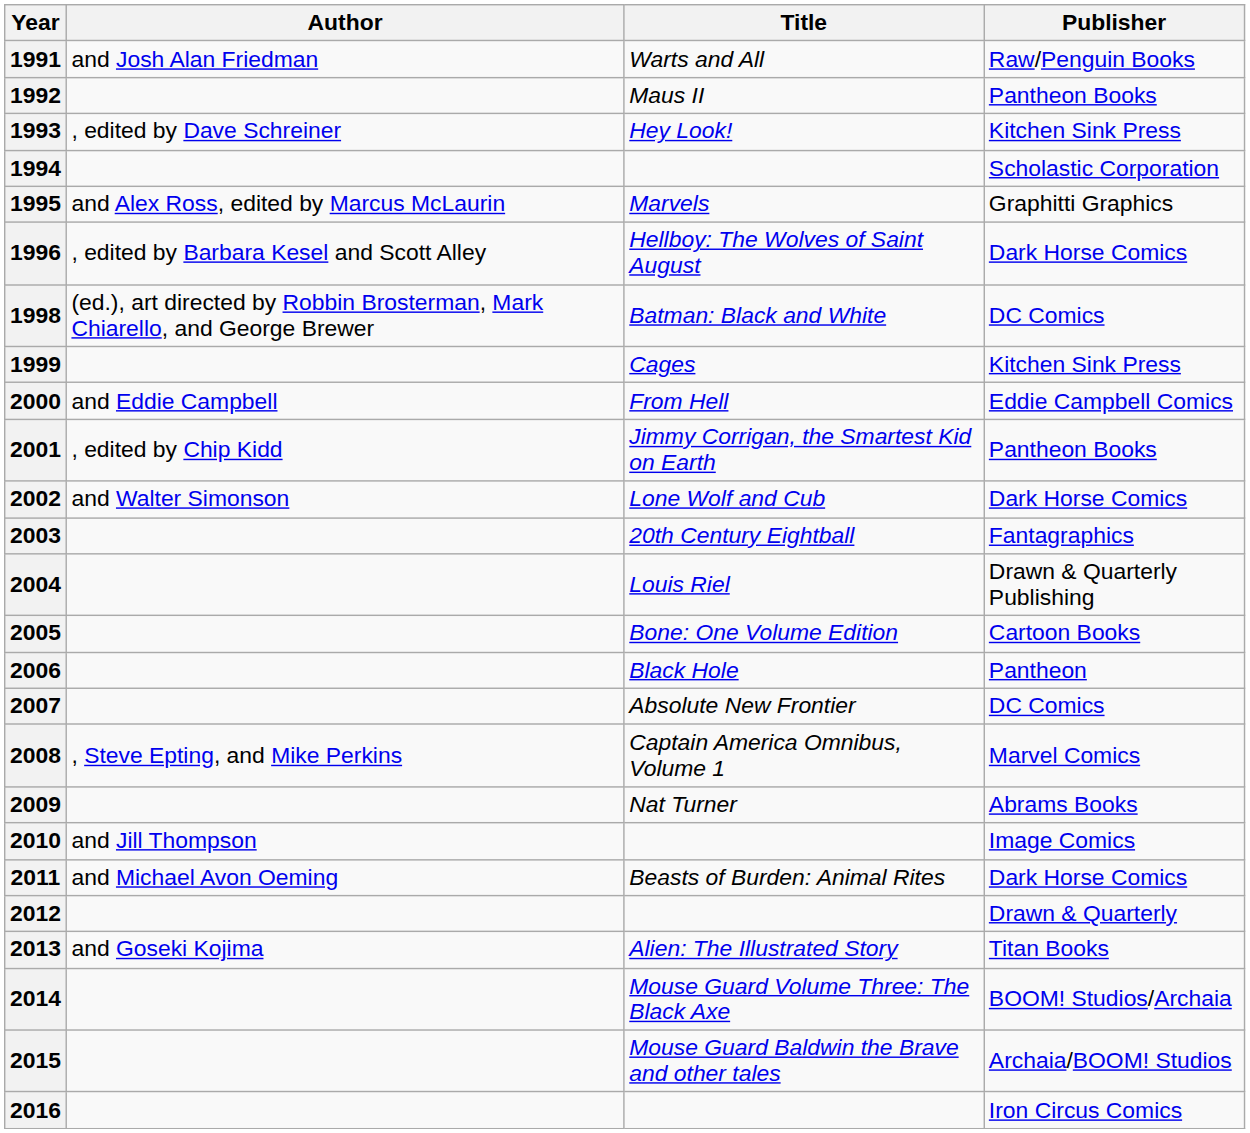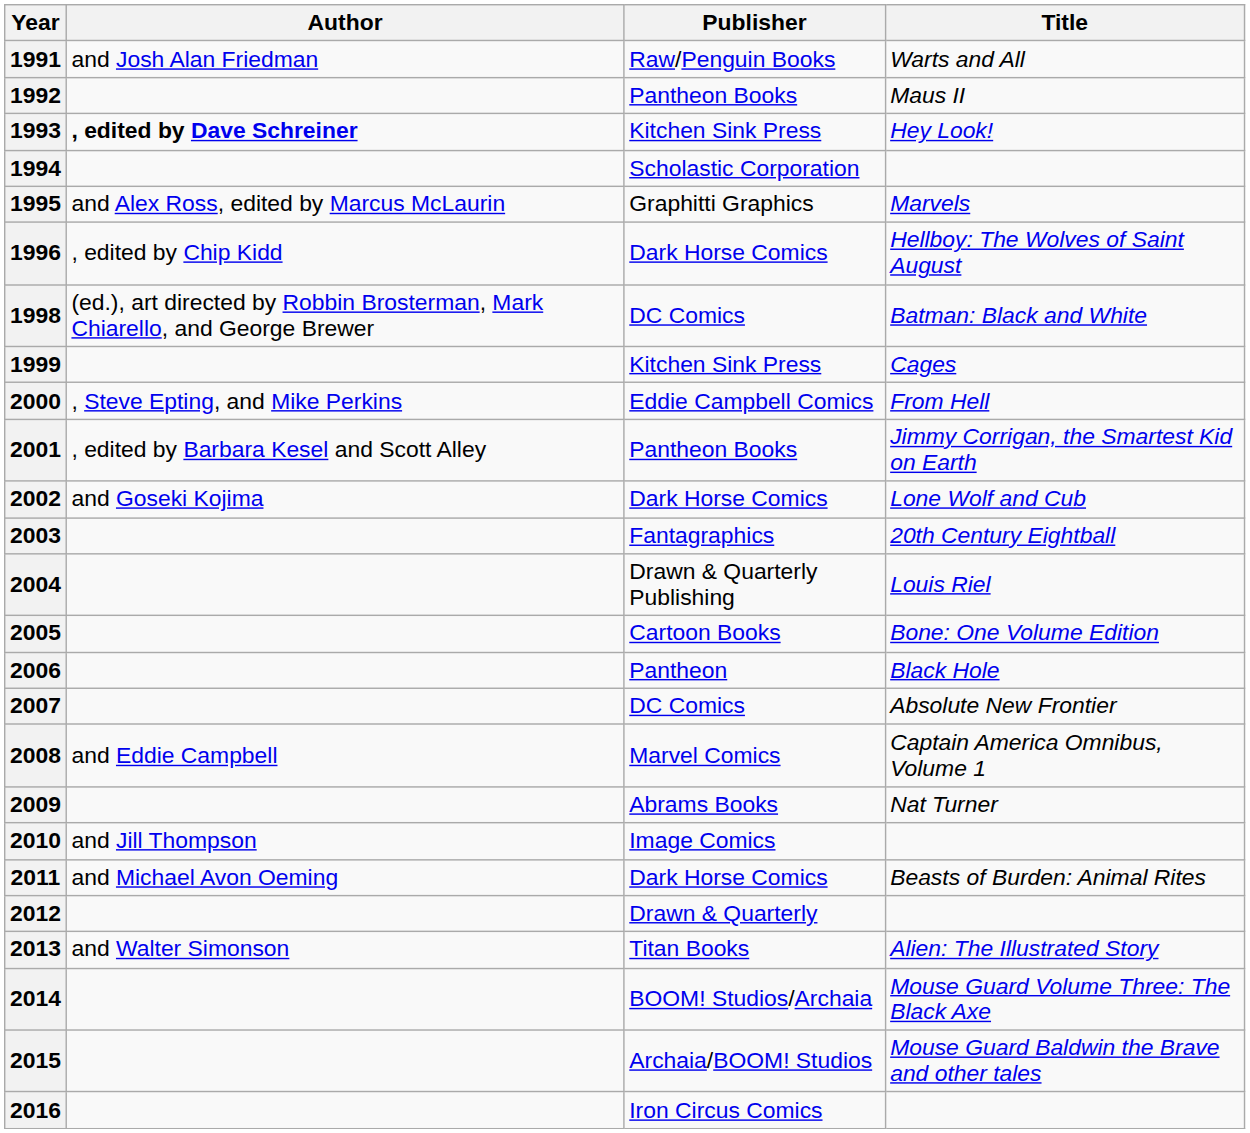columns swapped: (804, 22) <-> (1114, 22)
(206, 131) normal -> (215, 131) bold
(279, 253) , edited by Barbara Kesel and Scott Alley -> (177, 253) , edited by Chip Kidd
(174, 400) and Eddie Campbell -> (237, 400) , Steve Epting, and Mike Perkins
(177, 449) , edited by Chip Kidd -> (279, 449) , edited by Barbara Kesel and Scott Alley
(180, 499) and Walter Simonson -> (167, 499) and Goseki Kojima
(237, 755) , Steve Epting, and Mike Perkins -> (174, 755) and Eddie Campbell
(167, 949) and Goseki Kojima -> (180, 949) and Walter Simonson
